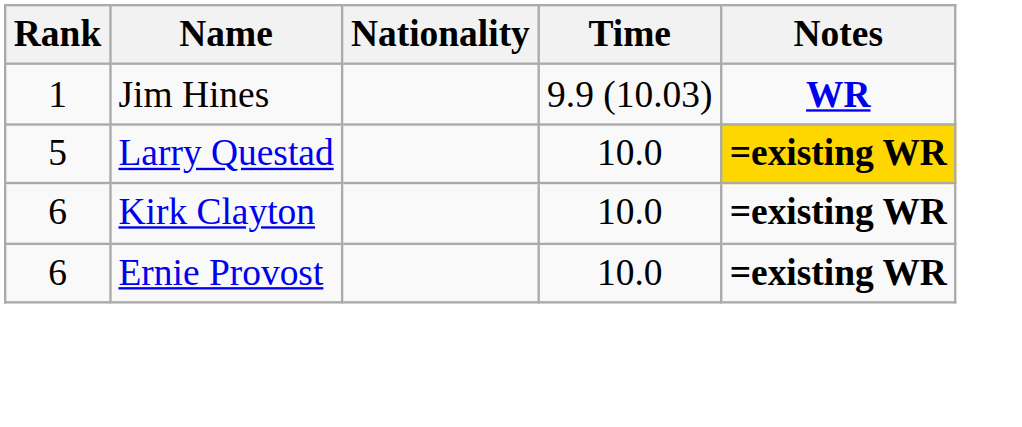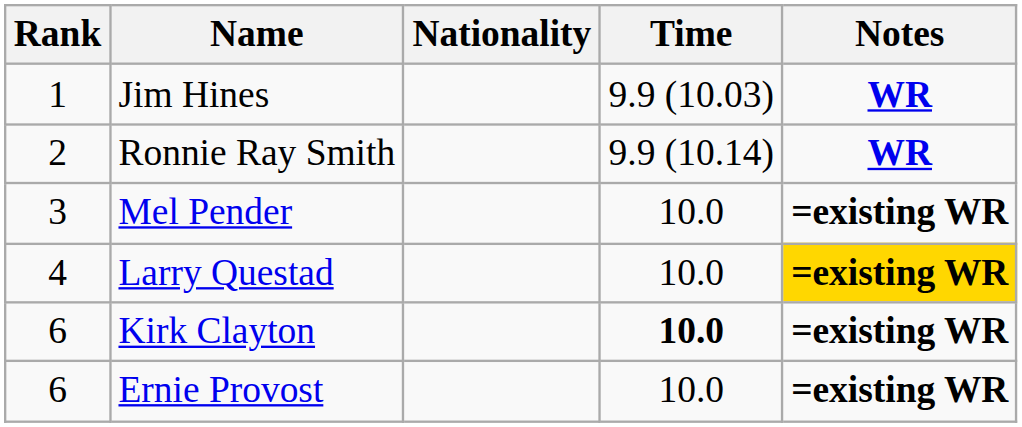+ row: (257, 152)
+ row: (205, 212)
(57, 152) 5 -> (57, 271) 4
(630, 212) normal -> (691, 331) bold
